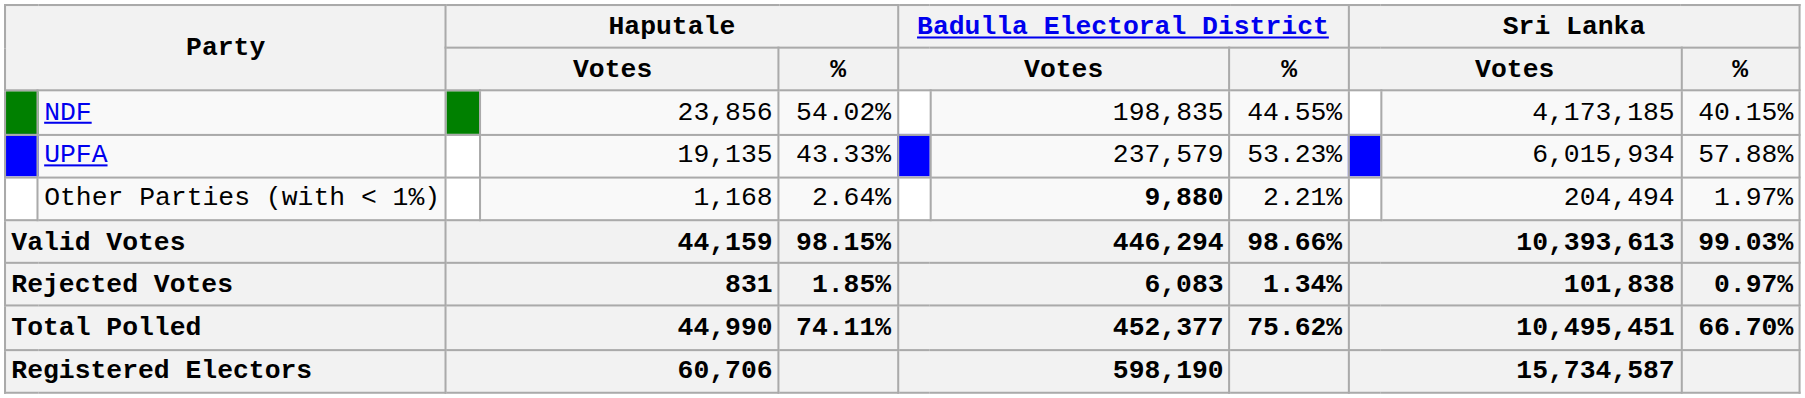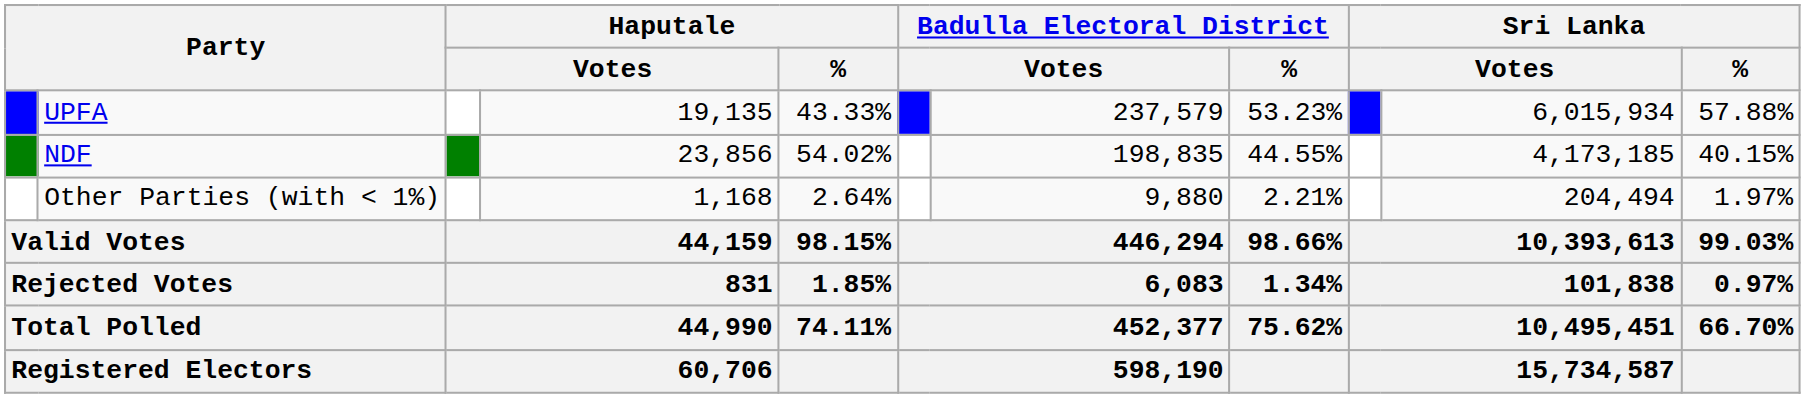rows swapped: (68, 113) <-> (76, 156)
(1184, 199) bold -> (1184, 199) normal
